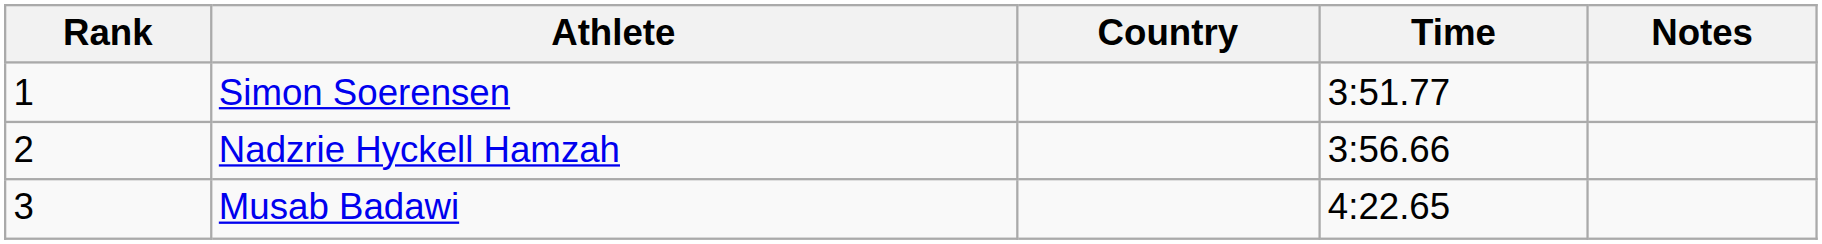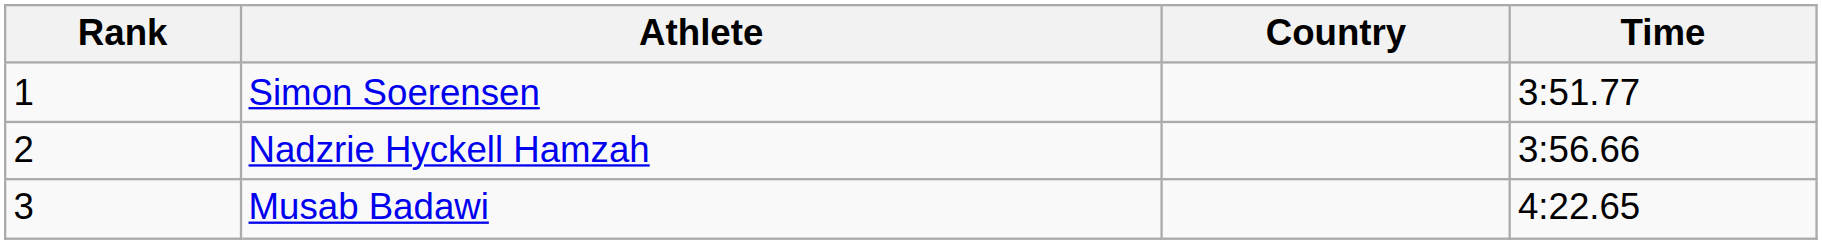- column: (1702, 33)
